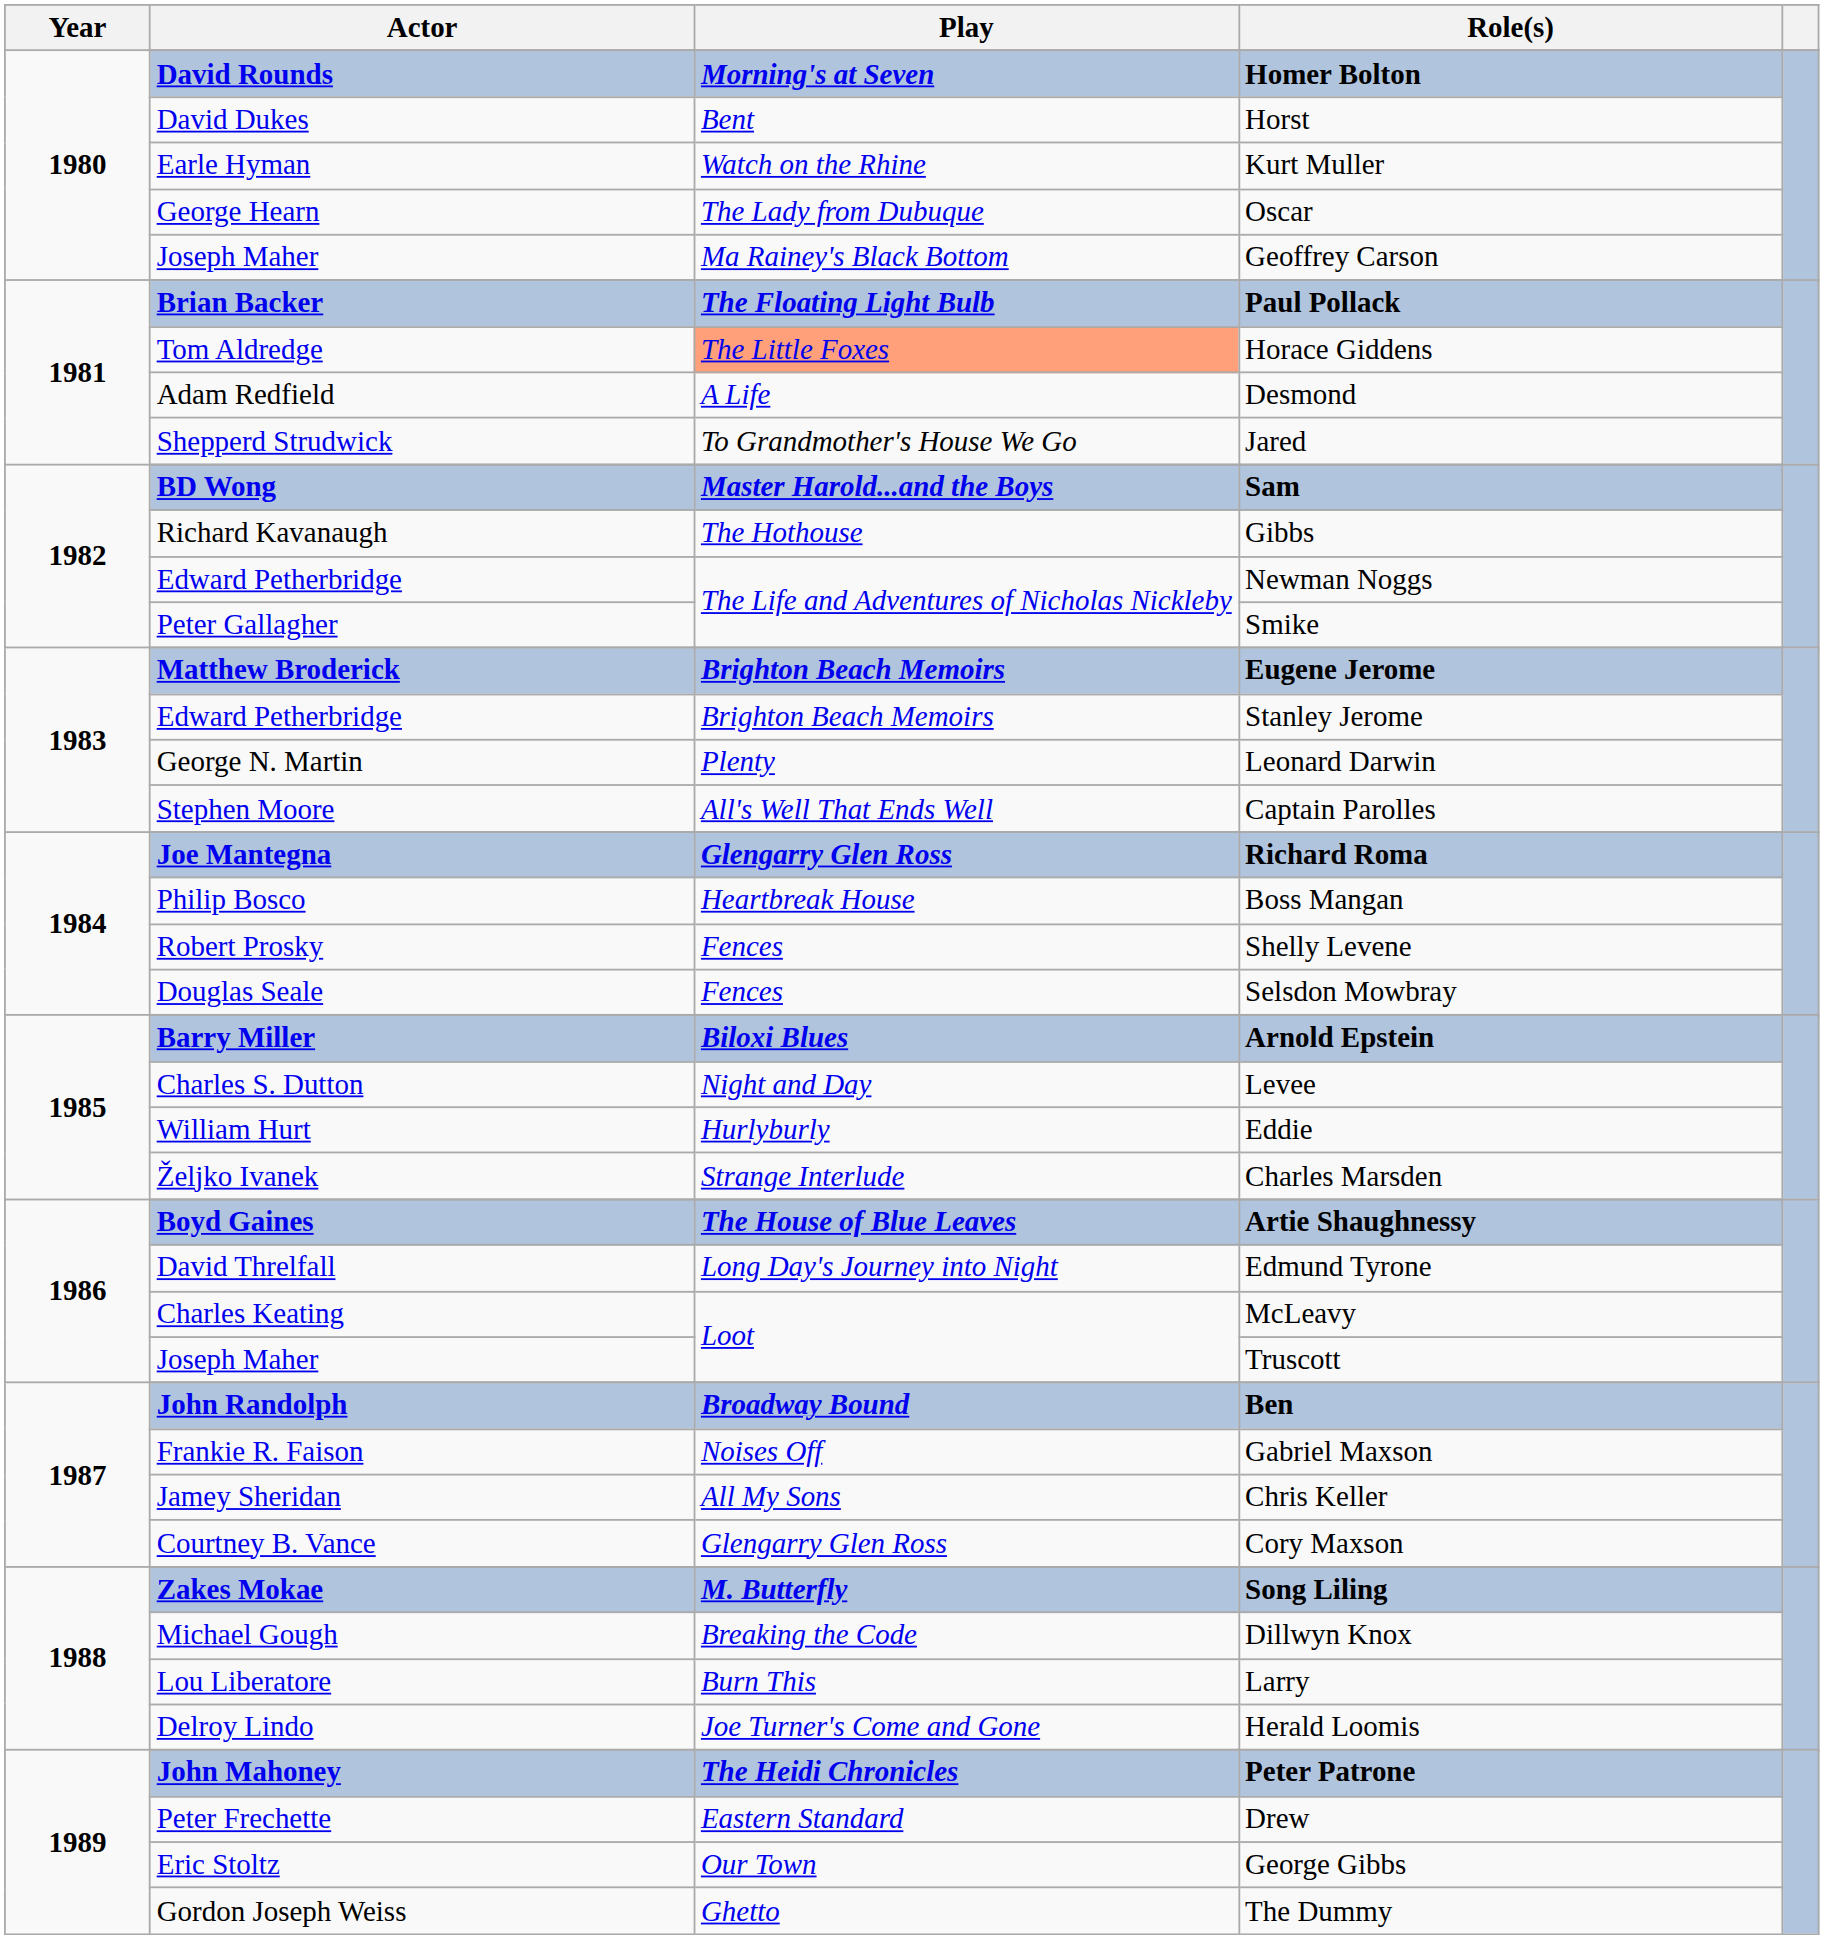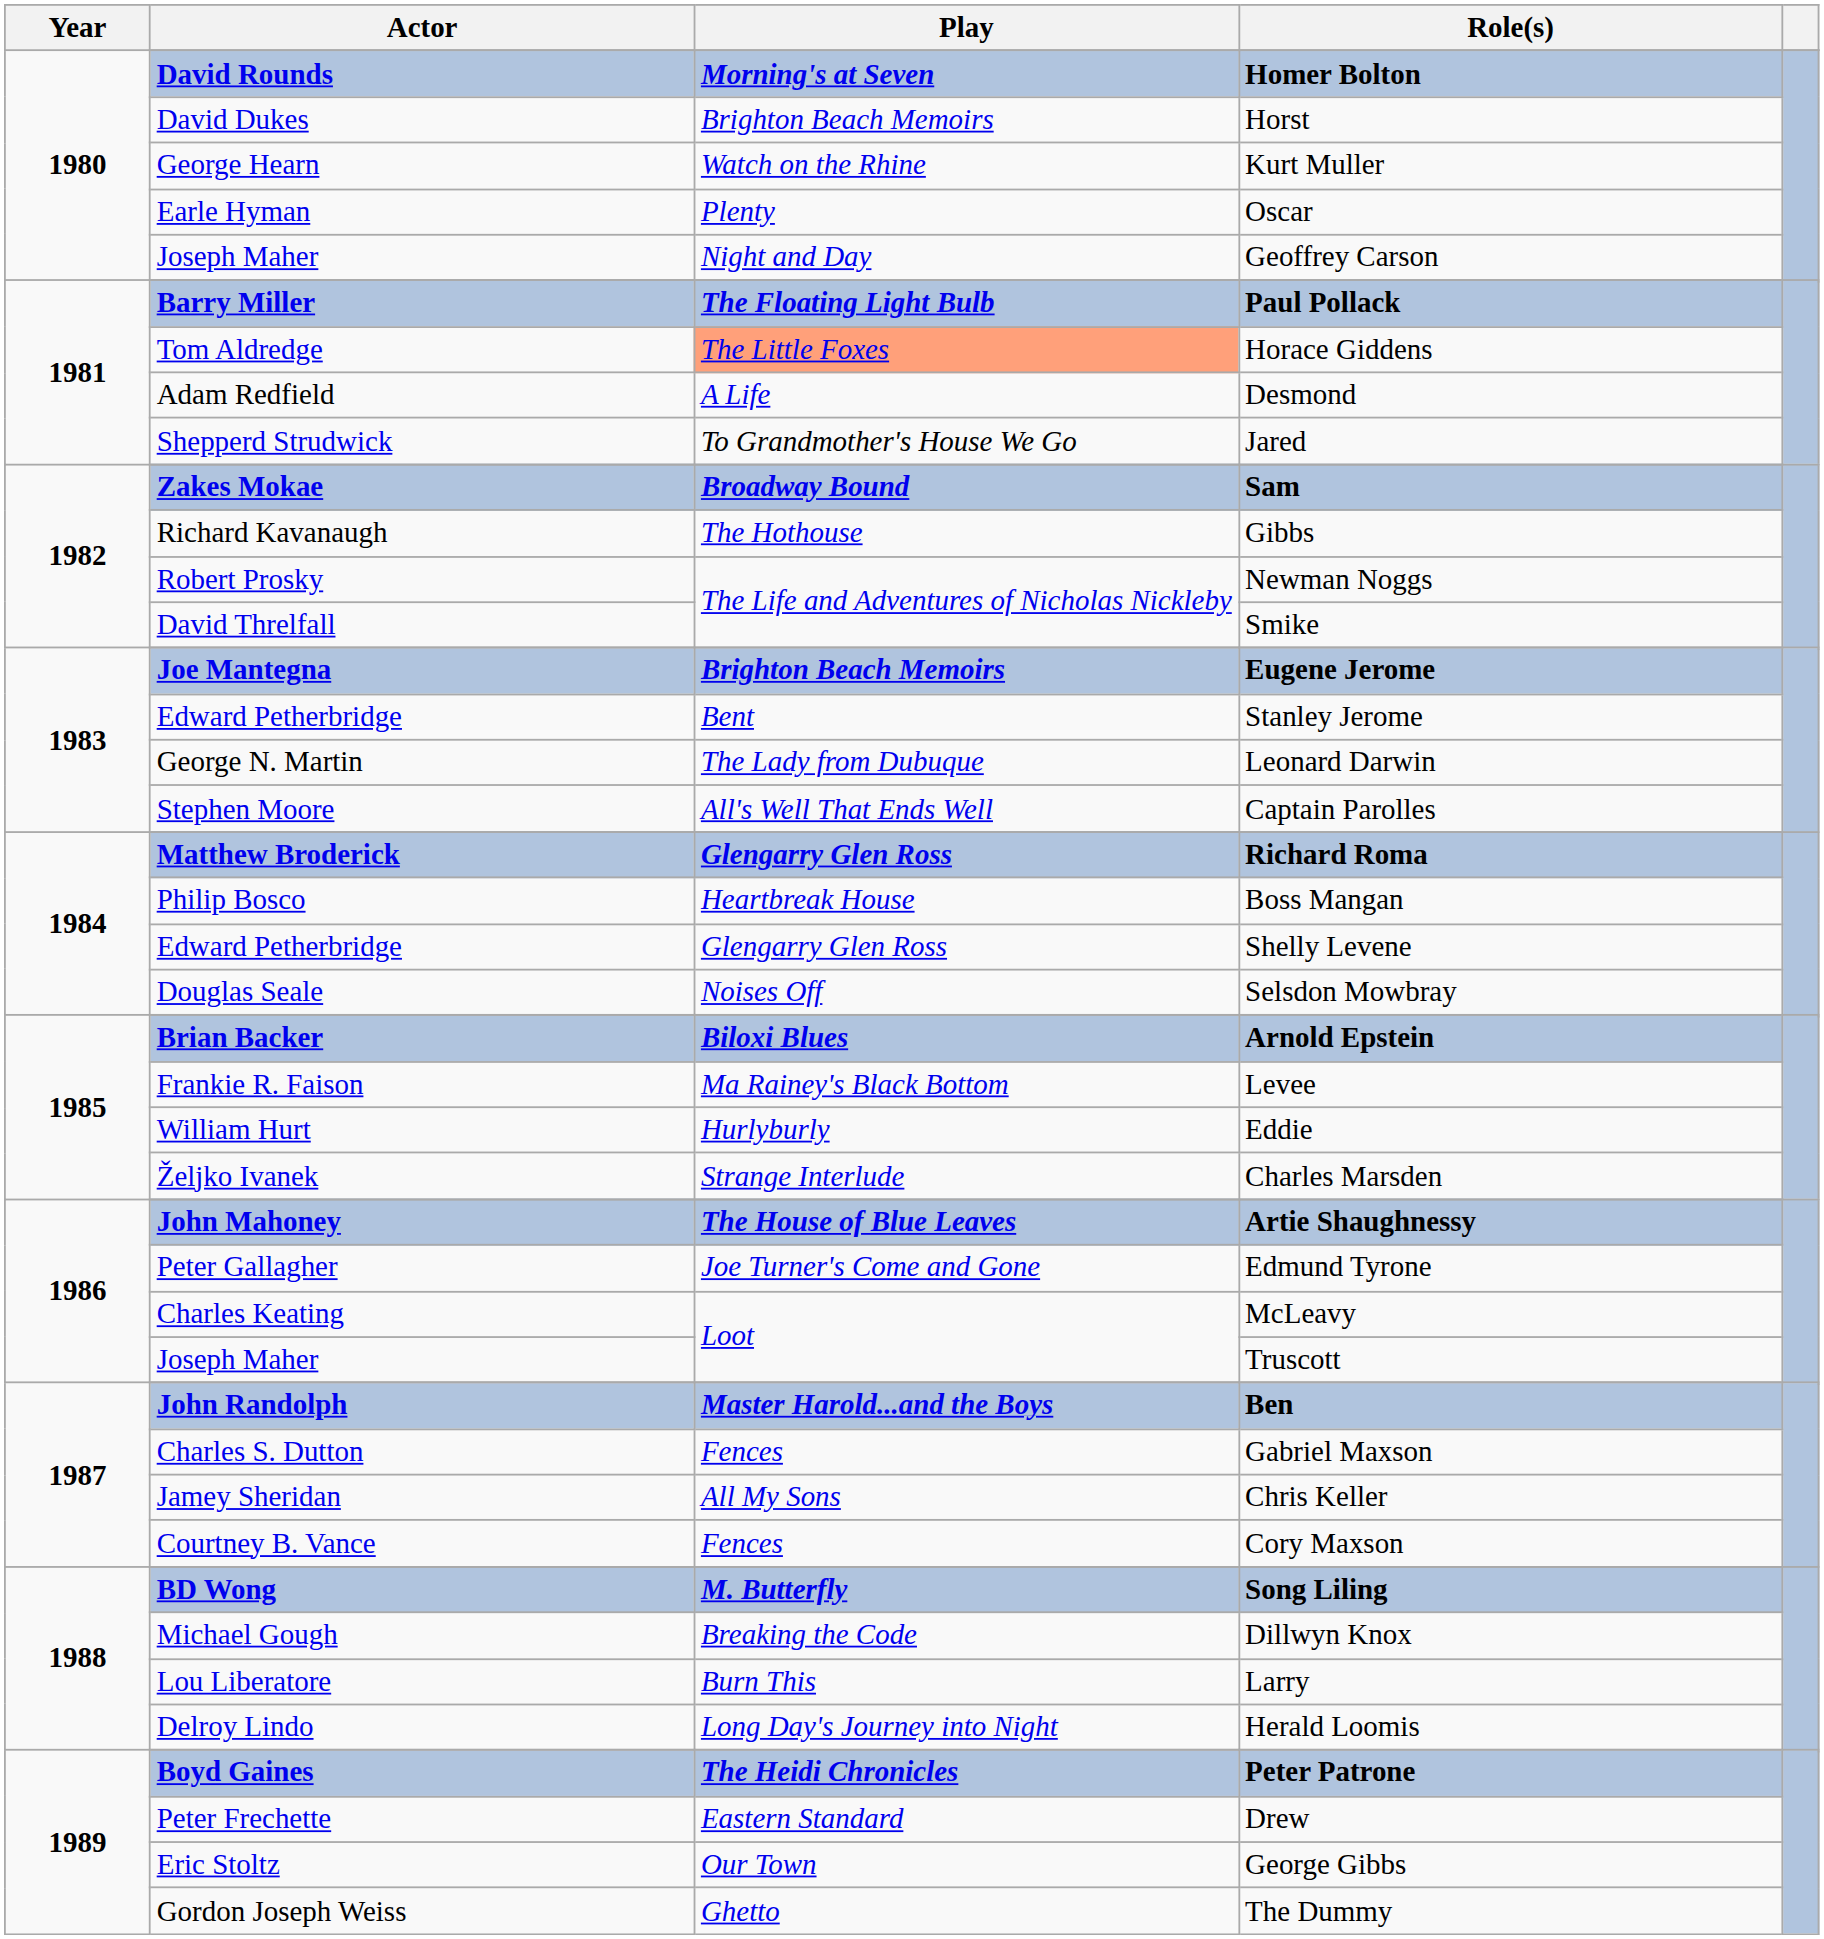(727, 119) Bent -> (847, 119) Brighton Beach Memoirs
(233, 165) Earle Hyman -> (238, 165) George Hearn
(238, 211) George Hearn -> (233, 211) Earle Hyman
(842, 211) The Lady from Dubuque -> (738, 211) Plenty
(855, 257) Ma Rainey's Black Bottom -> (786, 257) Night and Day
(240, 303) Brian Backer -> (236, 303) Barry Miller
(216, 486) BD Wong -> (240, 486) Zakes Mokae
(877, 486) Master Harold...and the Boys -> (805, 486) Broadway Bound
(279, 578) Edward Petherbridge -> (240, 578) Robert Prosky
(247, 624) Peter Gallagher -> (246, 624) David Threlfall
(278, 670) Matthew Broderick -> (244, 670) Joe Mantegna
(847, 716) Brighton Beach Memoirs -> (727, 716) Bent
(738, 762) Plenty -> (842, 762) The Lady from Dubuque
(244, 854) Joe Mantegna -> (278, 854) Matthew Broderick
(240, 946) Robert Prosky -> (279, 946) Edward Petherbridge
(742, 946) Fences -> (824, 946) Glengarry Glen Ross
(742, 991) Fences -> (762, 991) Noises Off
(236, 1037) Barry Miller -> (240, 1037) Brian Backer
(260, 1083) Charles S. Dutton -> (260, 1083) Frankie R. Faison
(786, 1083) Night and Day -> (855, 1083) Ma Rainey's Black Bottom
(235, 1221) Boyd Gaines -> (249, 1221) John Mahoney
(246, 1267) David Threlfall -> (247, 1267) Peter Gallagher
(879, 1267) Long Day's Journey into Night -> (871, 1267) Joe Turner's Come and Gone
(805, 1405) Broadway Bound -> (877, 1405) Master Harold...and the Boys
(260, 1451) Frankie R. Faison -> (260, 1451) Charles S. Dutton
(762, 1451) Noises Off -> (742, 1451) Fences
(824, 1543) Glengarry Glen Ross -> (742, 1543) Fences
(240, 1589) Zakes Mokae -> (216, 1589) BD Wong
(871, 1726) Joe Turner's Come and Gone -> (879, 1726) Long Day's Journey into Night
(249, 1772) John Mahoney -> (235, 1772) Boyd Gaines
